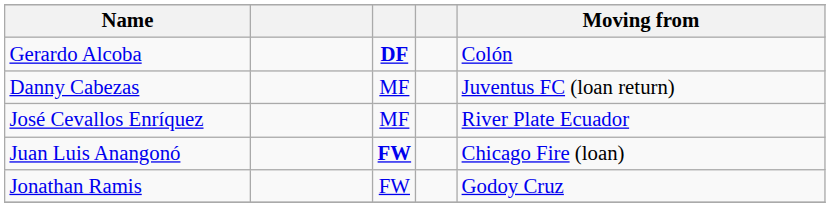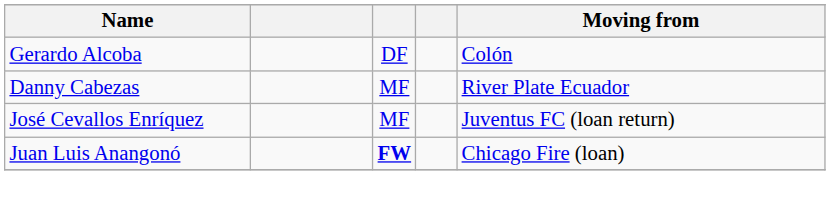(394, 53) bold -> (394, 53) normal
(568, 86) Juventus FC (loan return) -> (545, 86) River Plate Ecuador
(545, 119) River Plate Ecuador -> (568, 119) Juventus FC (loan return)
- row: (76, 185)
